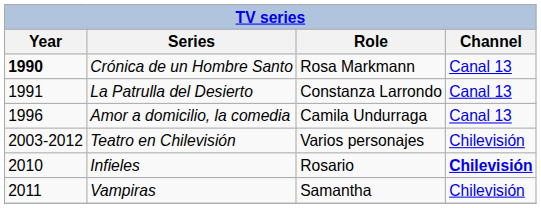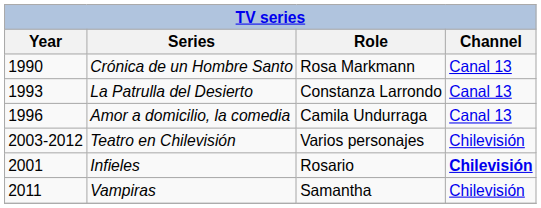(26, 67) bold -> (26, 67) normal
(26, 91) 1991 -> (26, 91) 1993
(26, 166) 2010 -> (26, 166) 2001
